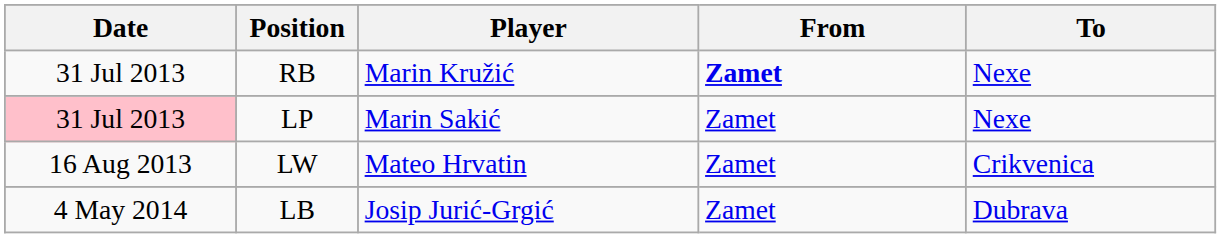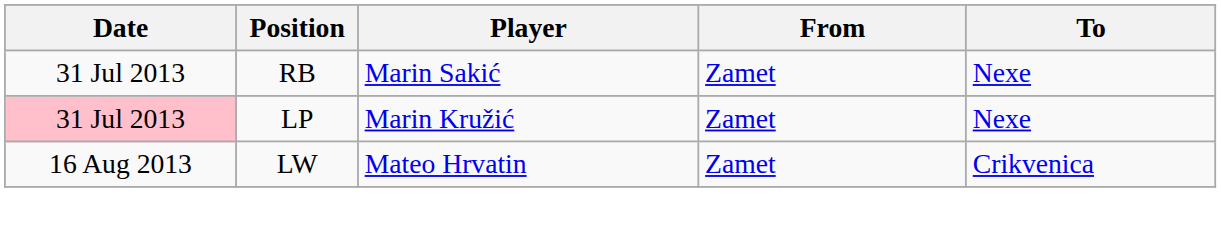(439, 73) Marin Kružić -> (433, 73) Marin Sakić
(743, 73) bold -> (740, 73) normal
(433, 118) Marin Sakić -> (439, 118) Marin Kružić
- row: (297, 209)
